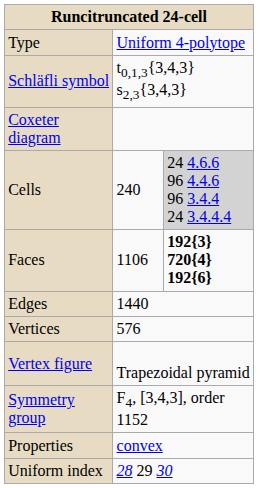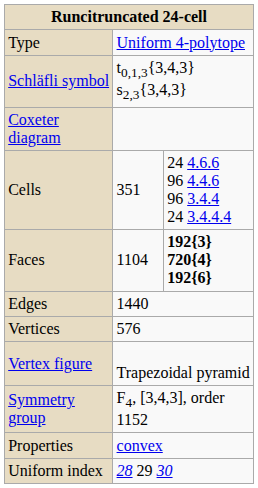(129, 190) 240 -> (129, 190) 351
(199, 190) lightgrey background -> (199, 190) no background
(132, 260) 1106 -> (132, 260) 1104
